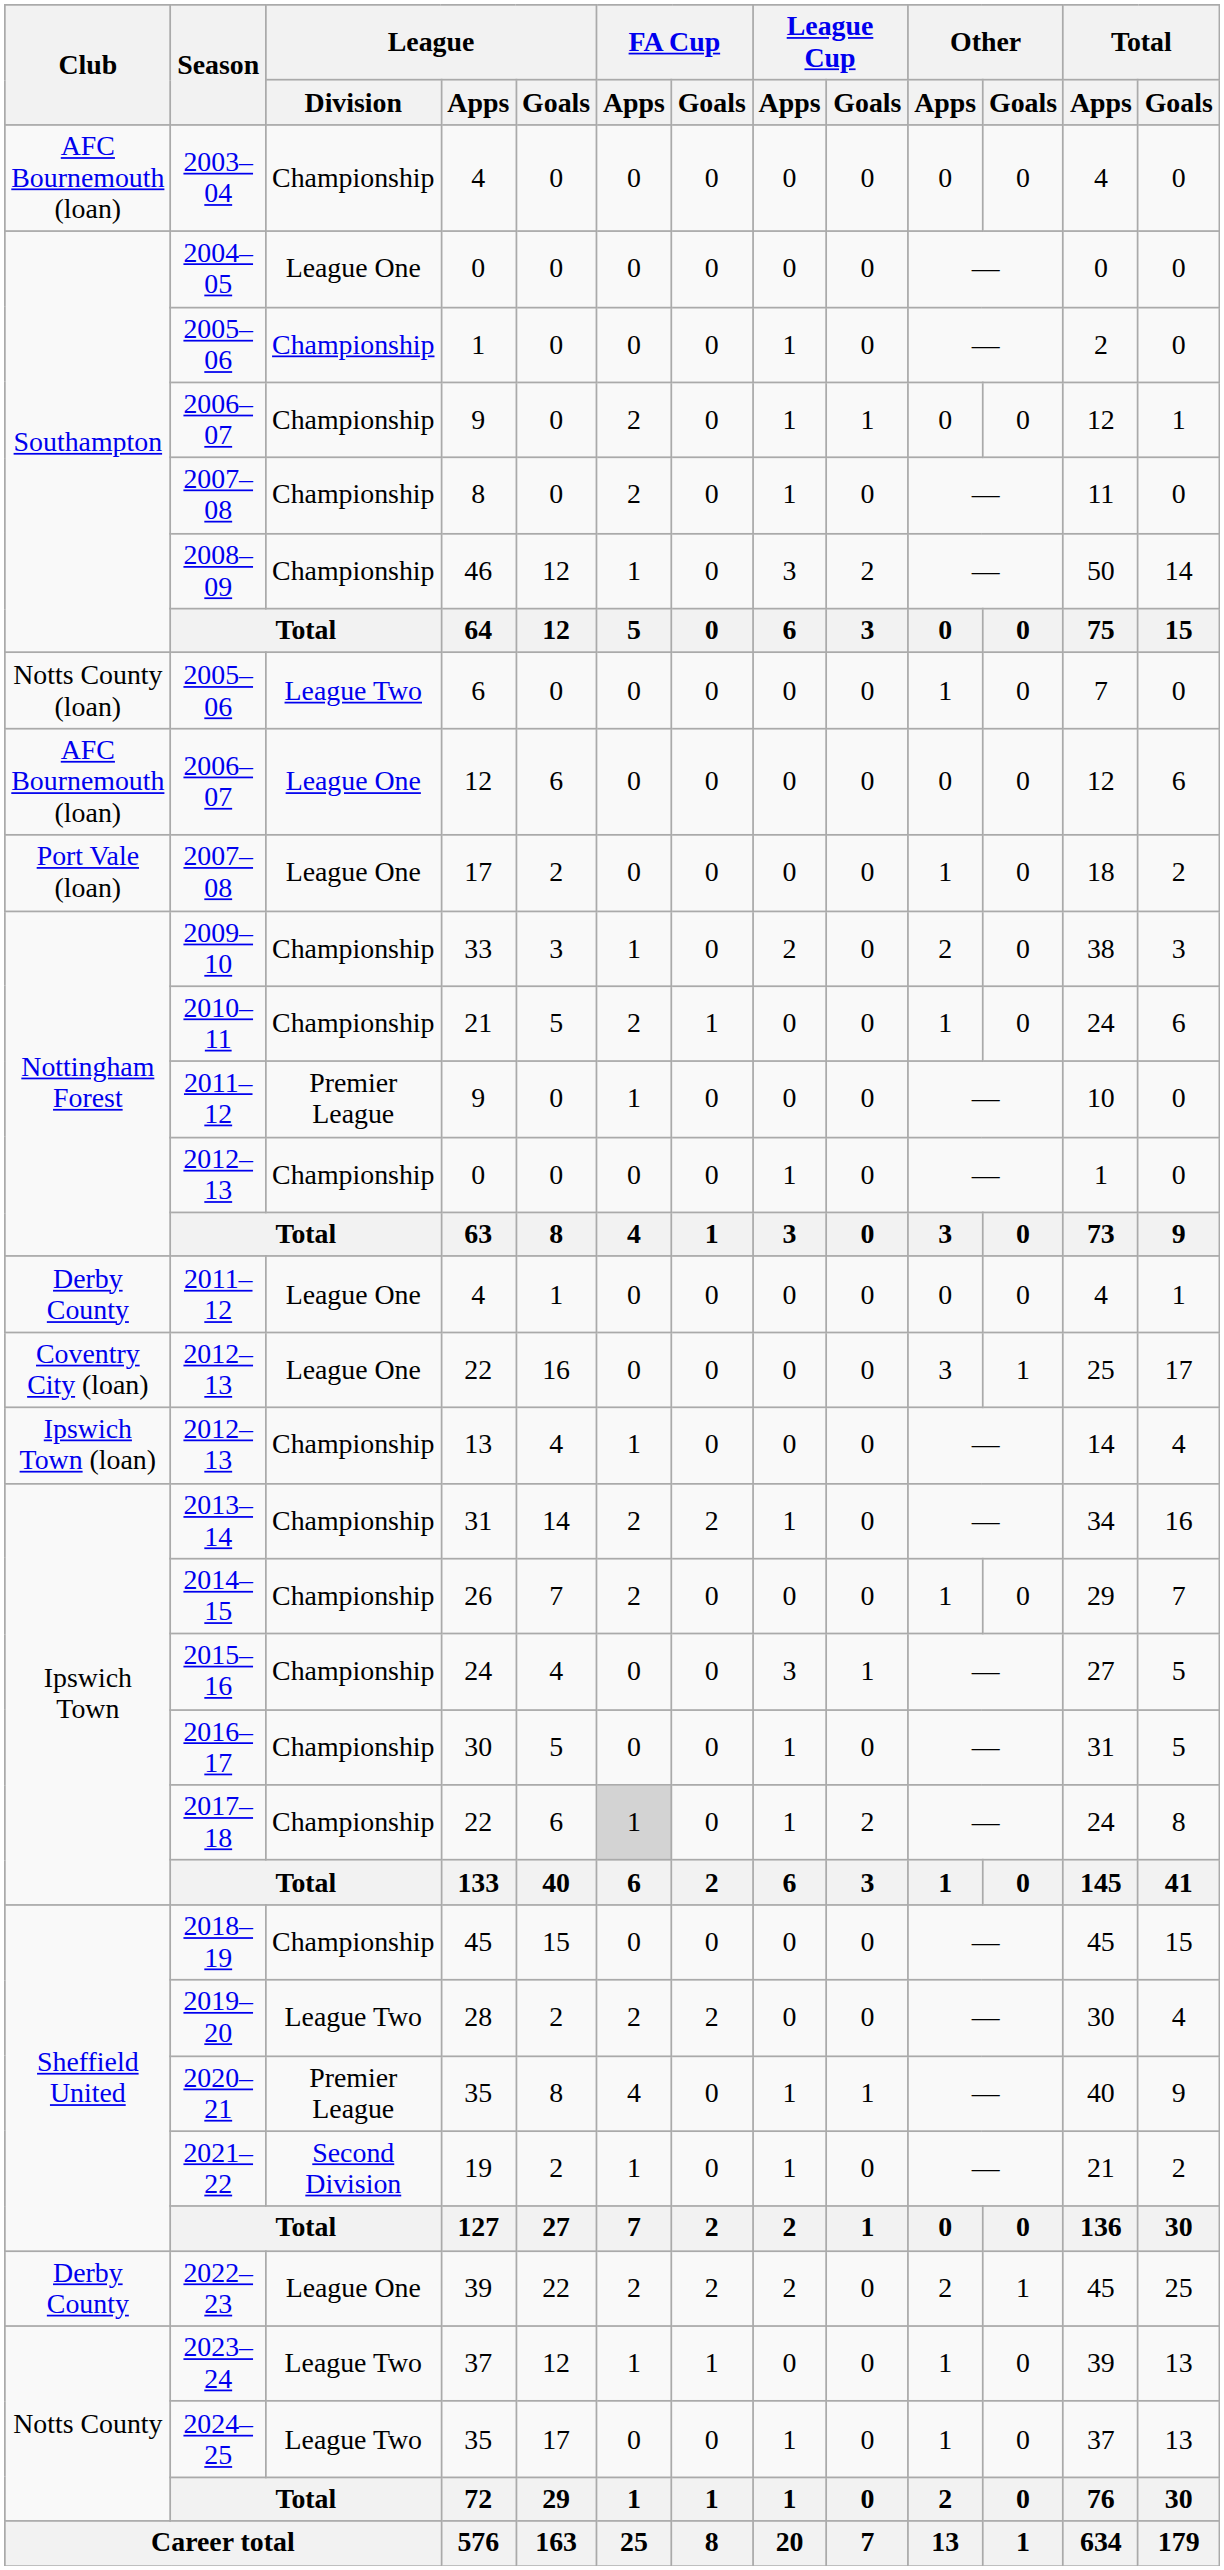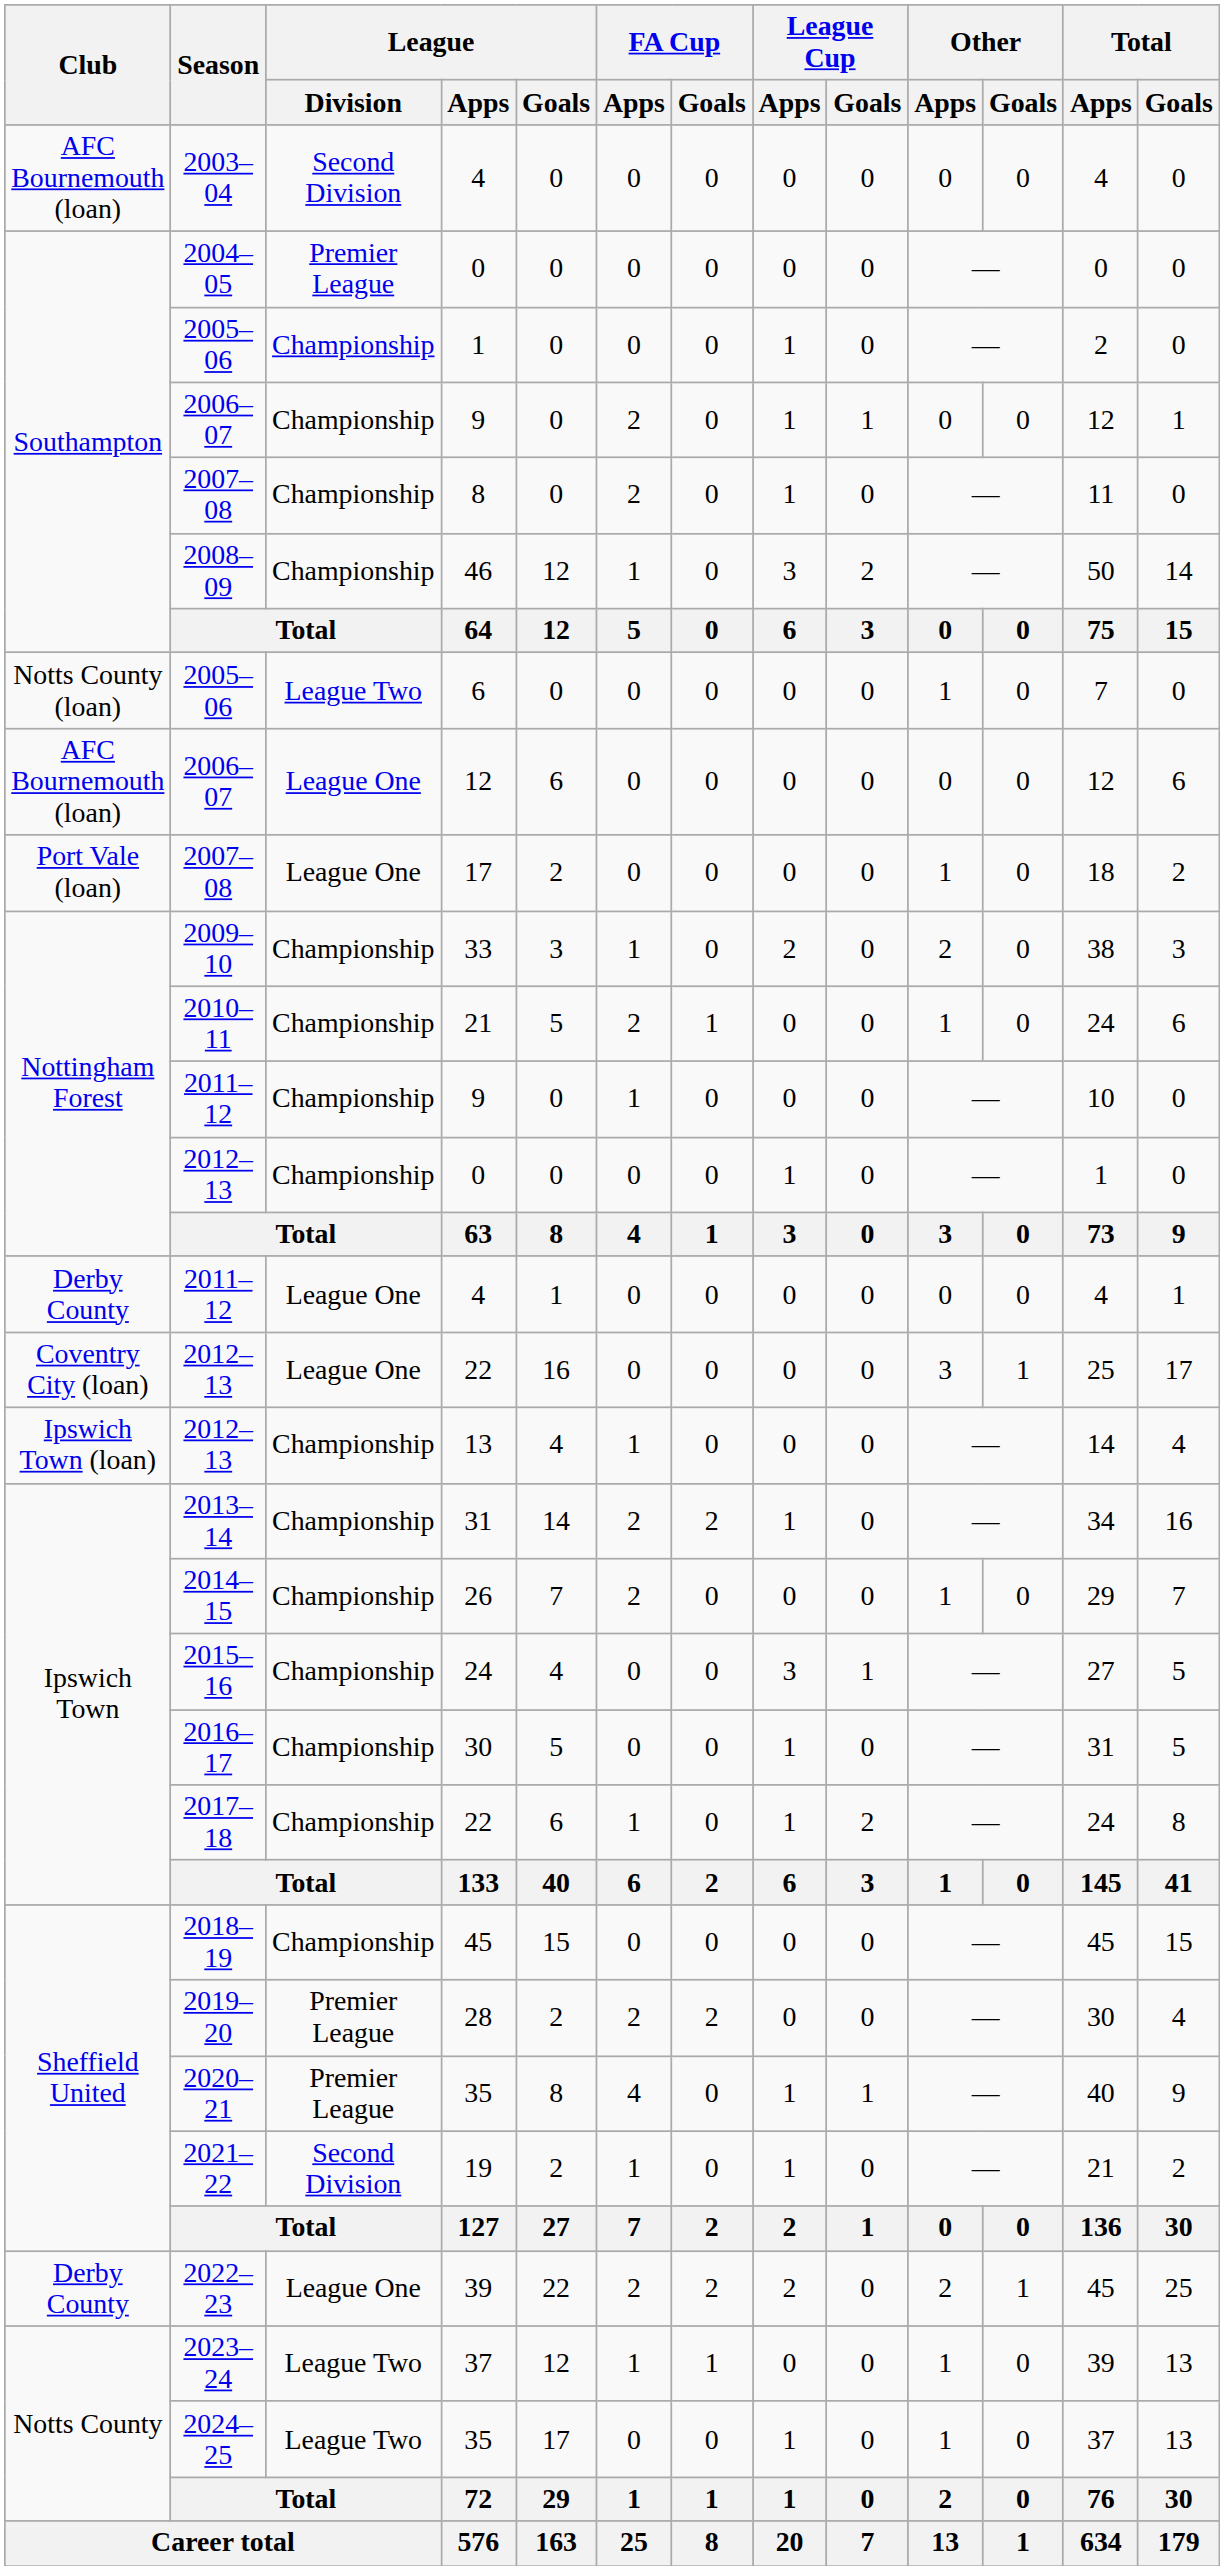(353, 177) Championship -> (353, 177) Second Division
(353, 268) League One -> (353, 268) Premier League
(353, 1098) Premier League -> (353, 1098) Championship
(634, 1822) lightgrey background -> (634, 1822) no background
(353, 2017) League Two -> (353, 2017) Premier League
